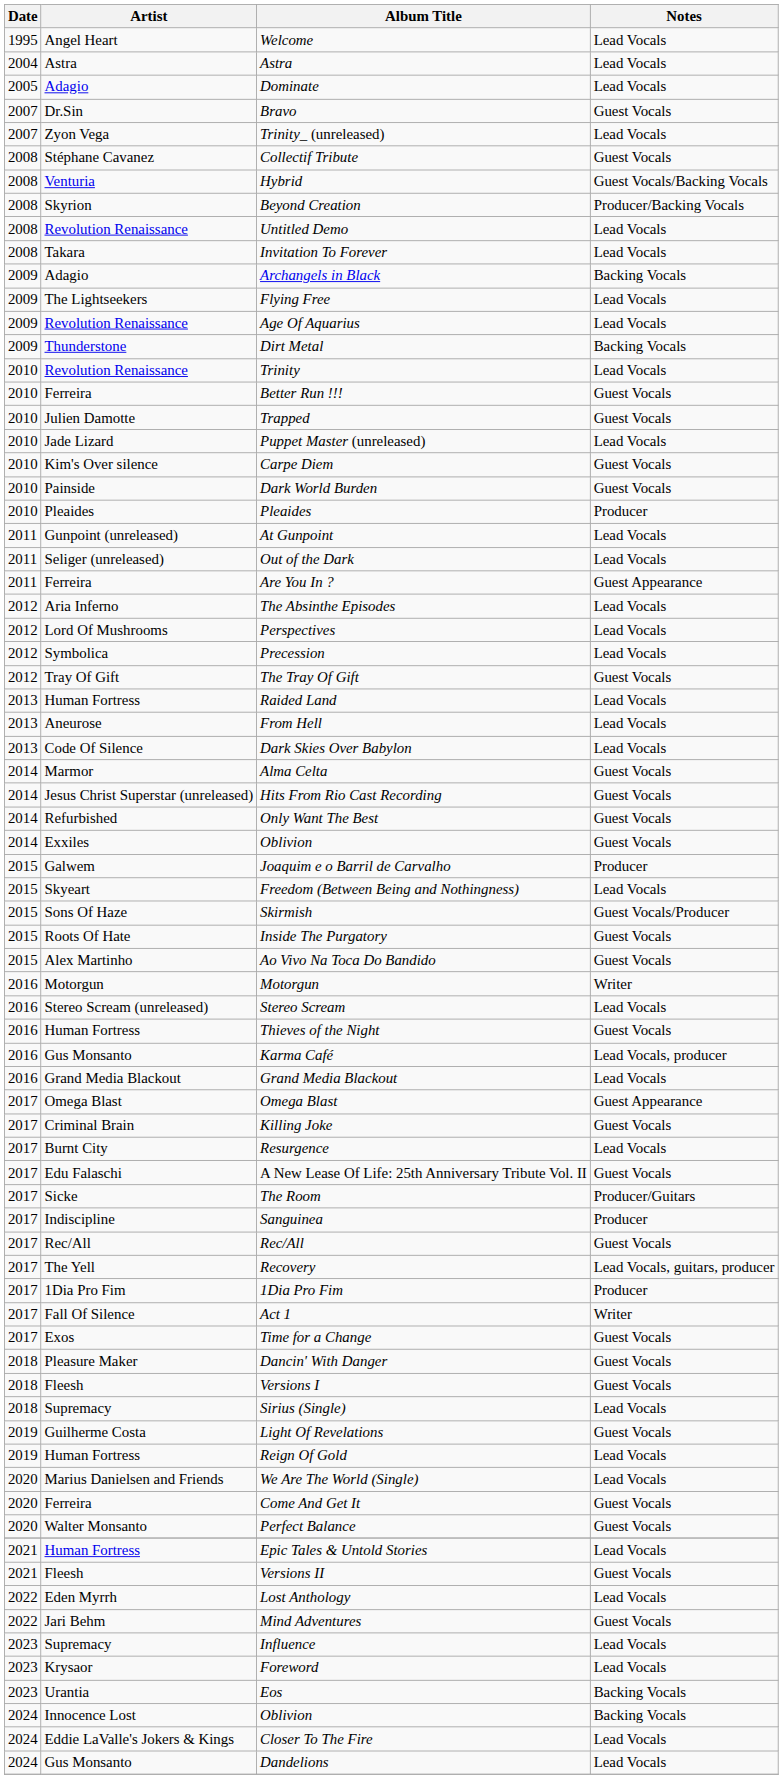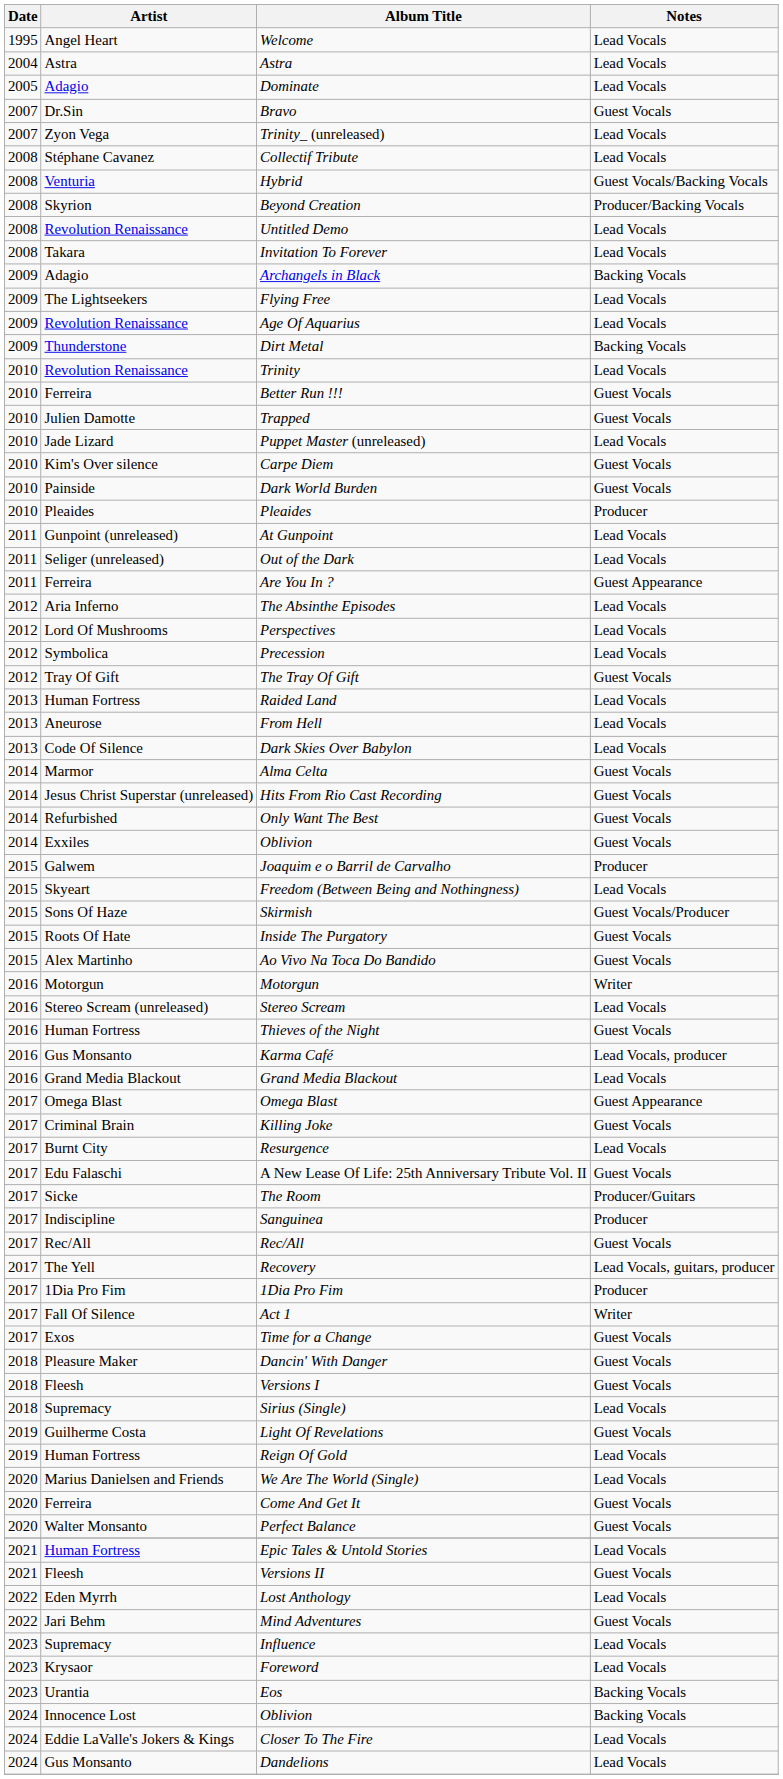(632, 157) Guest Vocals -> (630, 157) Lead Vocals
